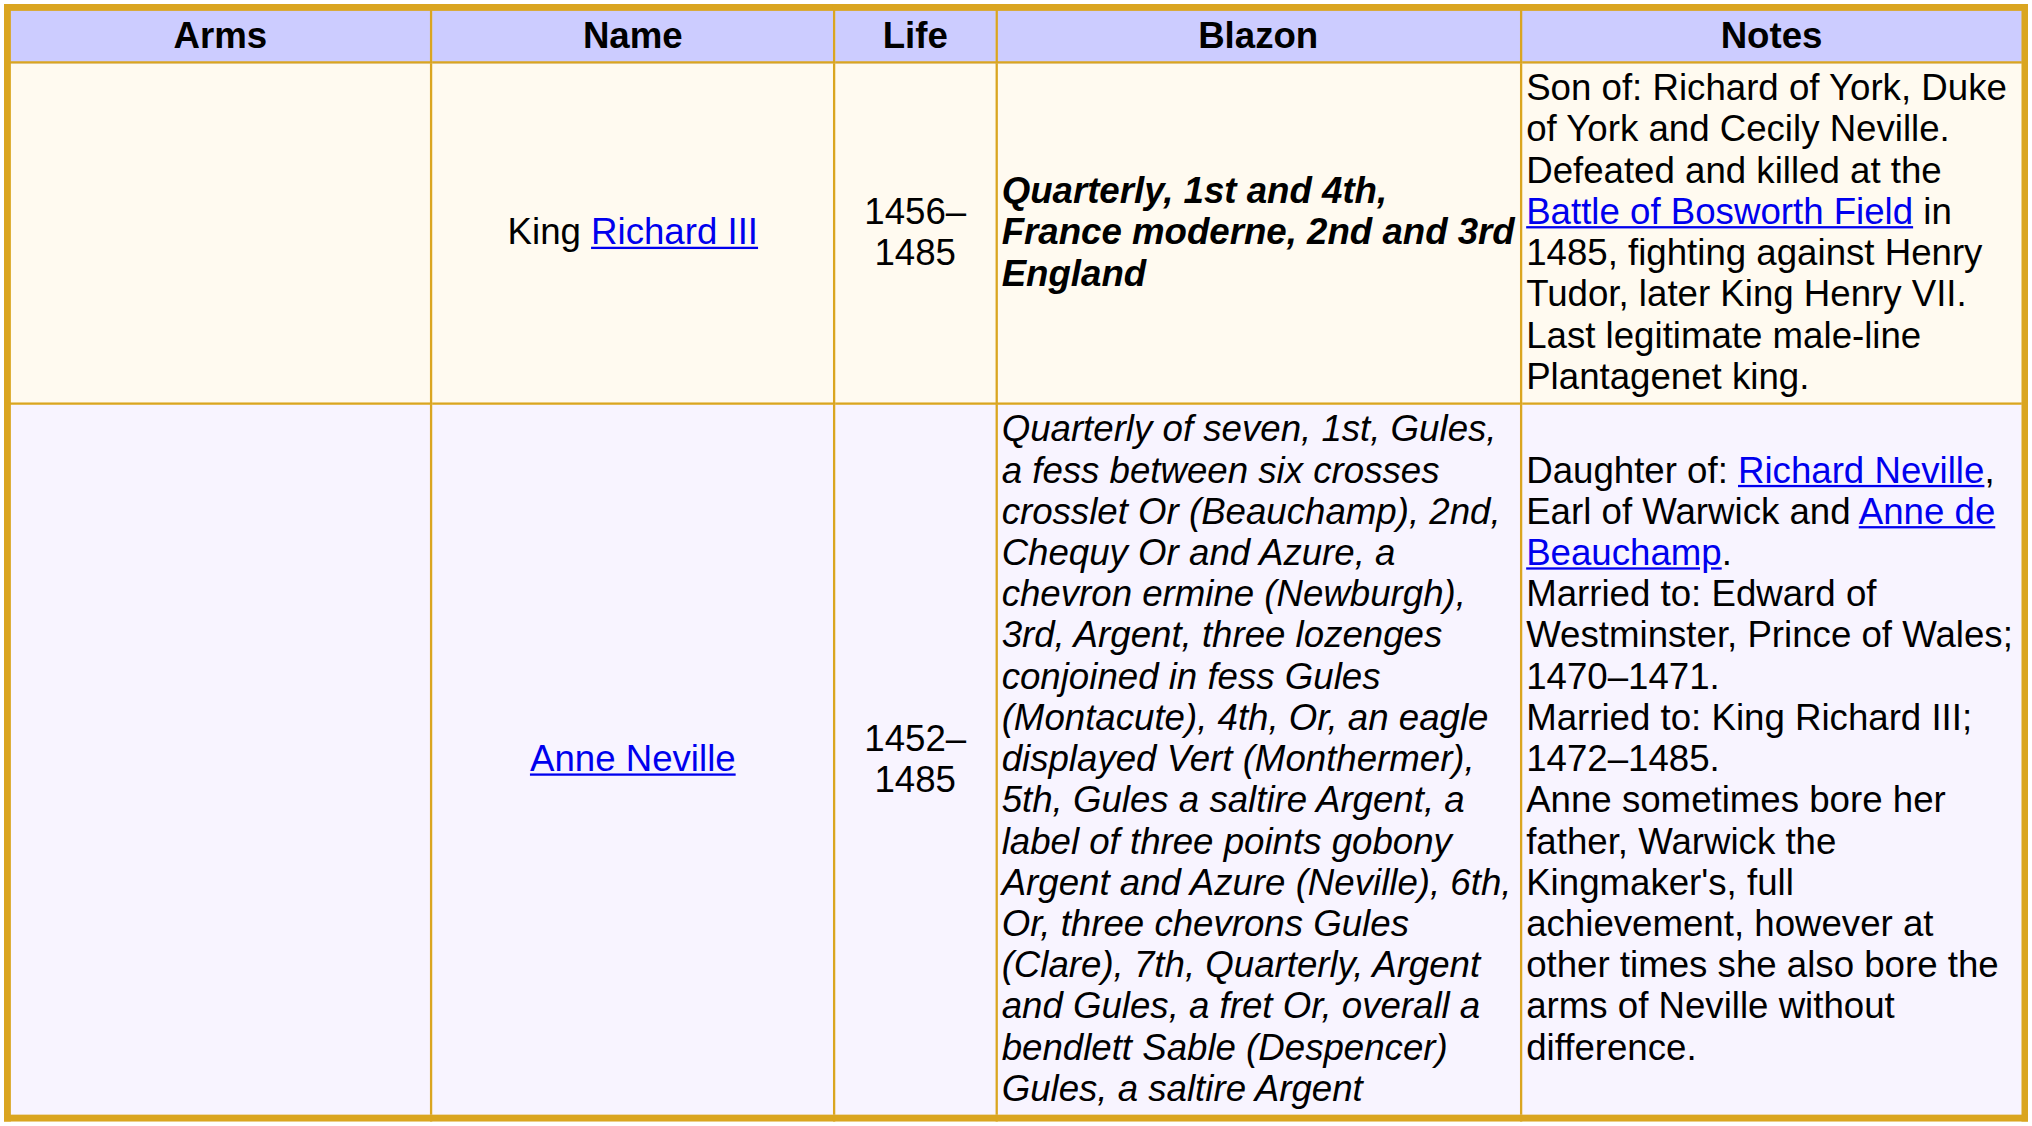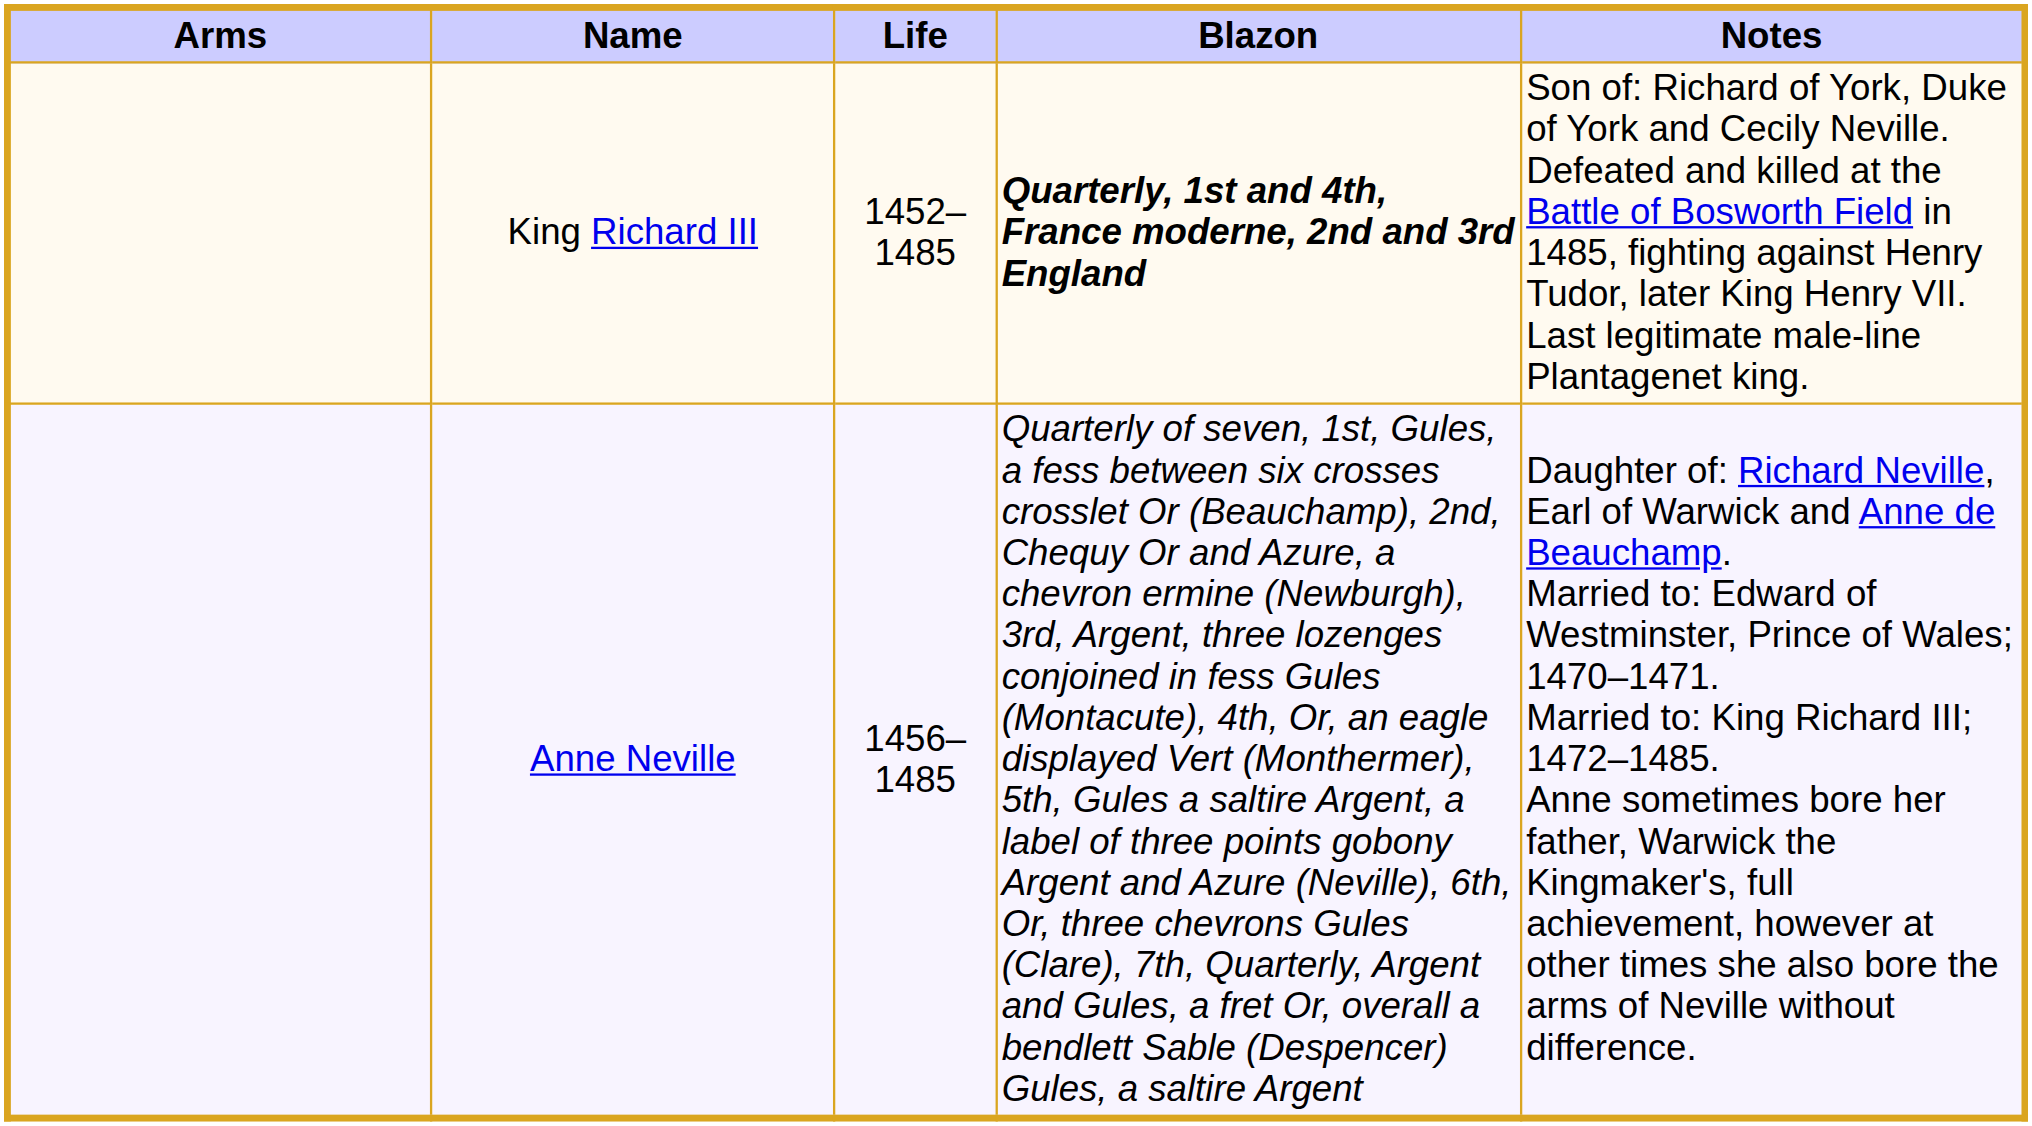(915, 232) 1456–1485 -> (915, 232) 1452–1485
(915, 759) 1452–1485 -> (915, 759) 1456–1485
